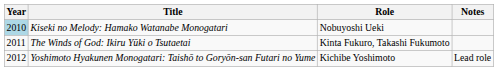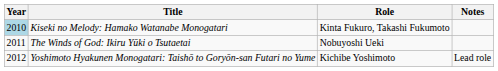(352, 27) Nobuyoshi Ueki -> (385, 27) Kinta Fukuro, Takashi Fukumoto
(385, 43) Kinta Fukuro, Takashi Fukumoto -> (352, 43) Nobuyoshi Ueki
